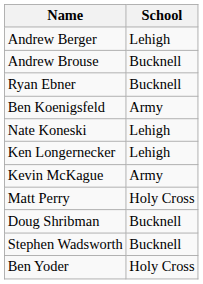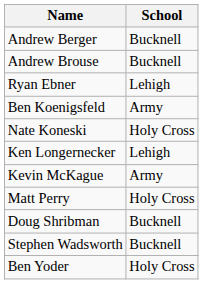(150, 38) Lehigh -> (155, 38) Bucknell
(155, 84) Bucknell -> (150, 84) Lehigh
(150, 130) Lehigh -> (162, 130) Holy Cross
